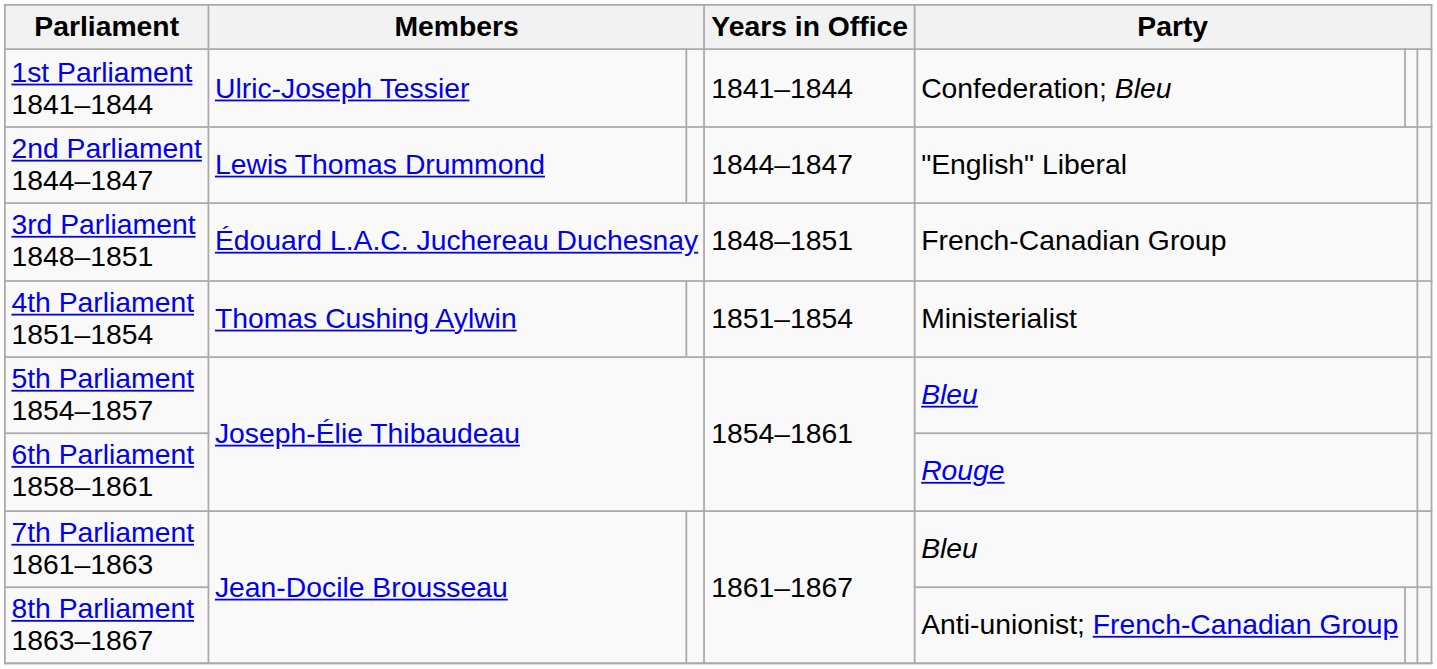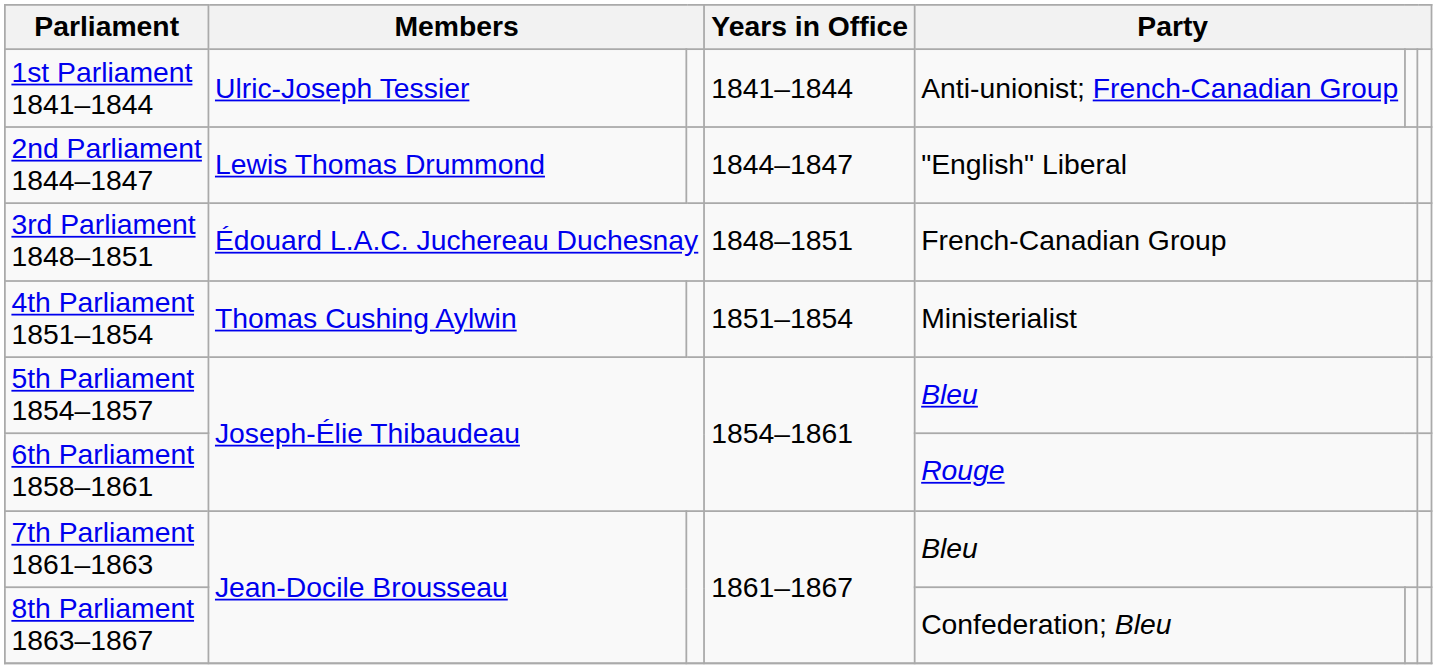(1046, 87) Confederation; Bleu -> (1160, 87) Anti-unionist; French-Canadian Group
(1160, 625) Anti-unionist; French-Canadian Group -> (1046, 625) Confederation; Bleu
